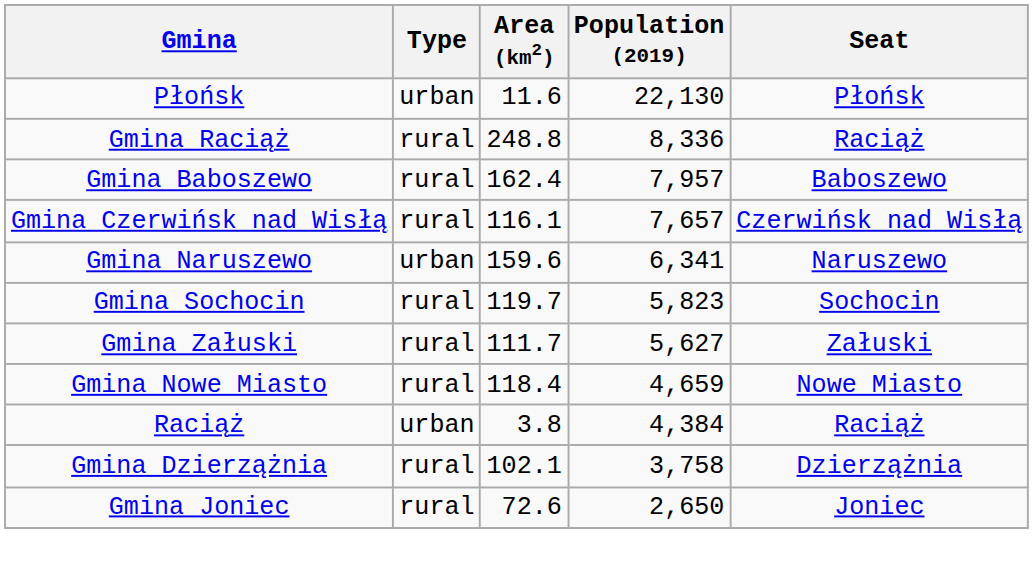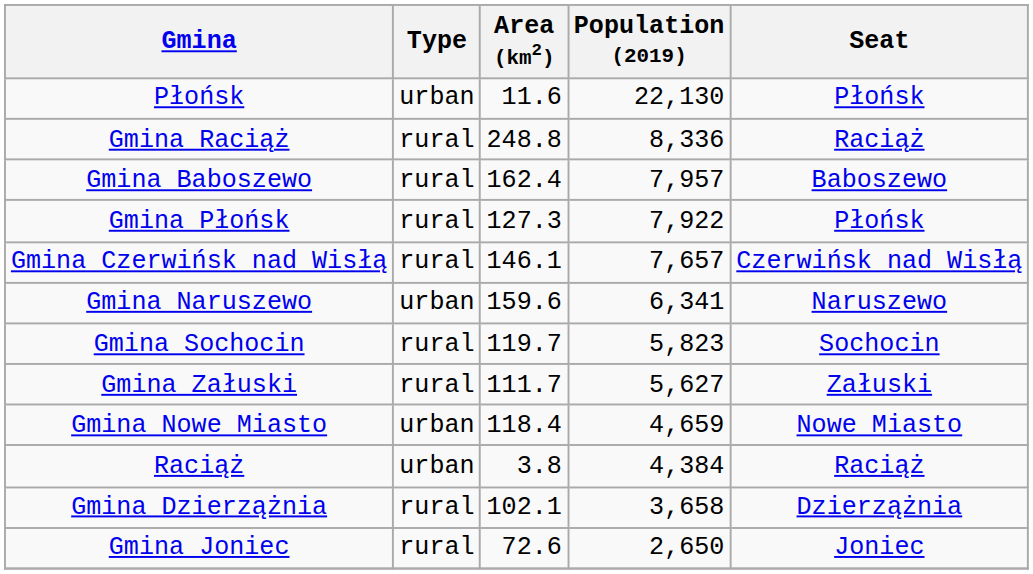+ row: (199, 221)
(524, 221) 116.1 -> (524, 262) 146.1
(437, 385) rural -> (437, 425) urban
(687, 466) 3,758 -> (687, 507) 3,658
